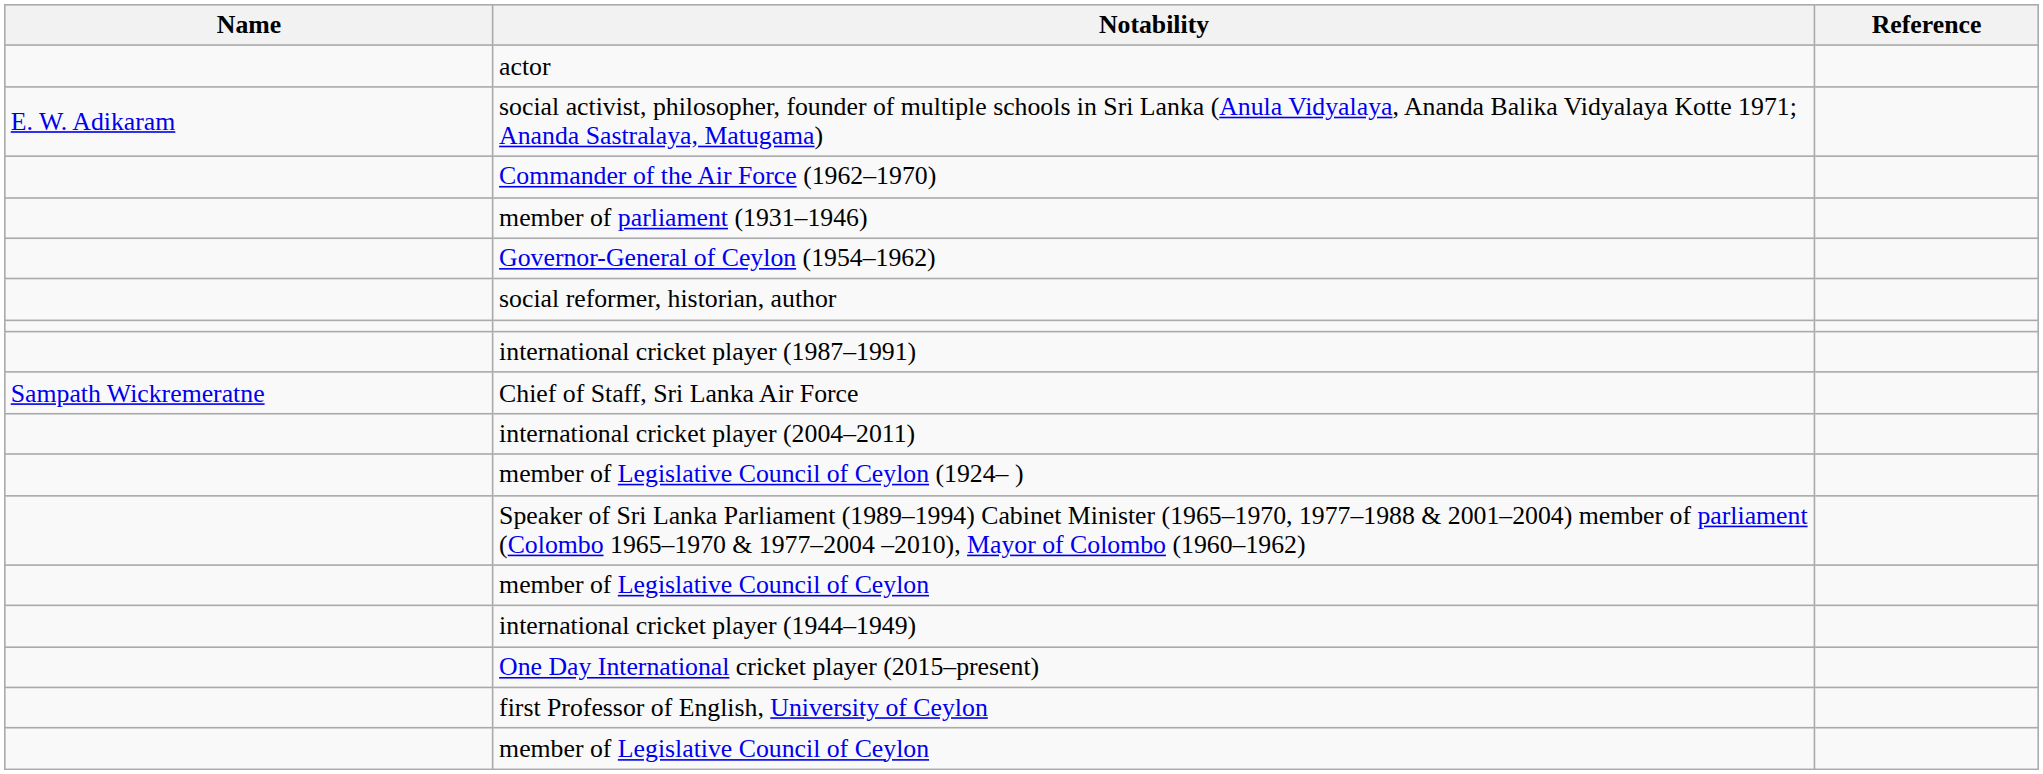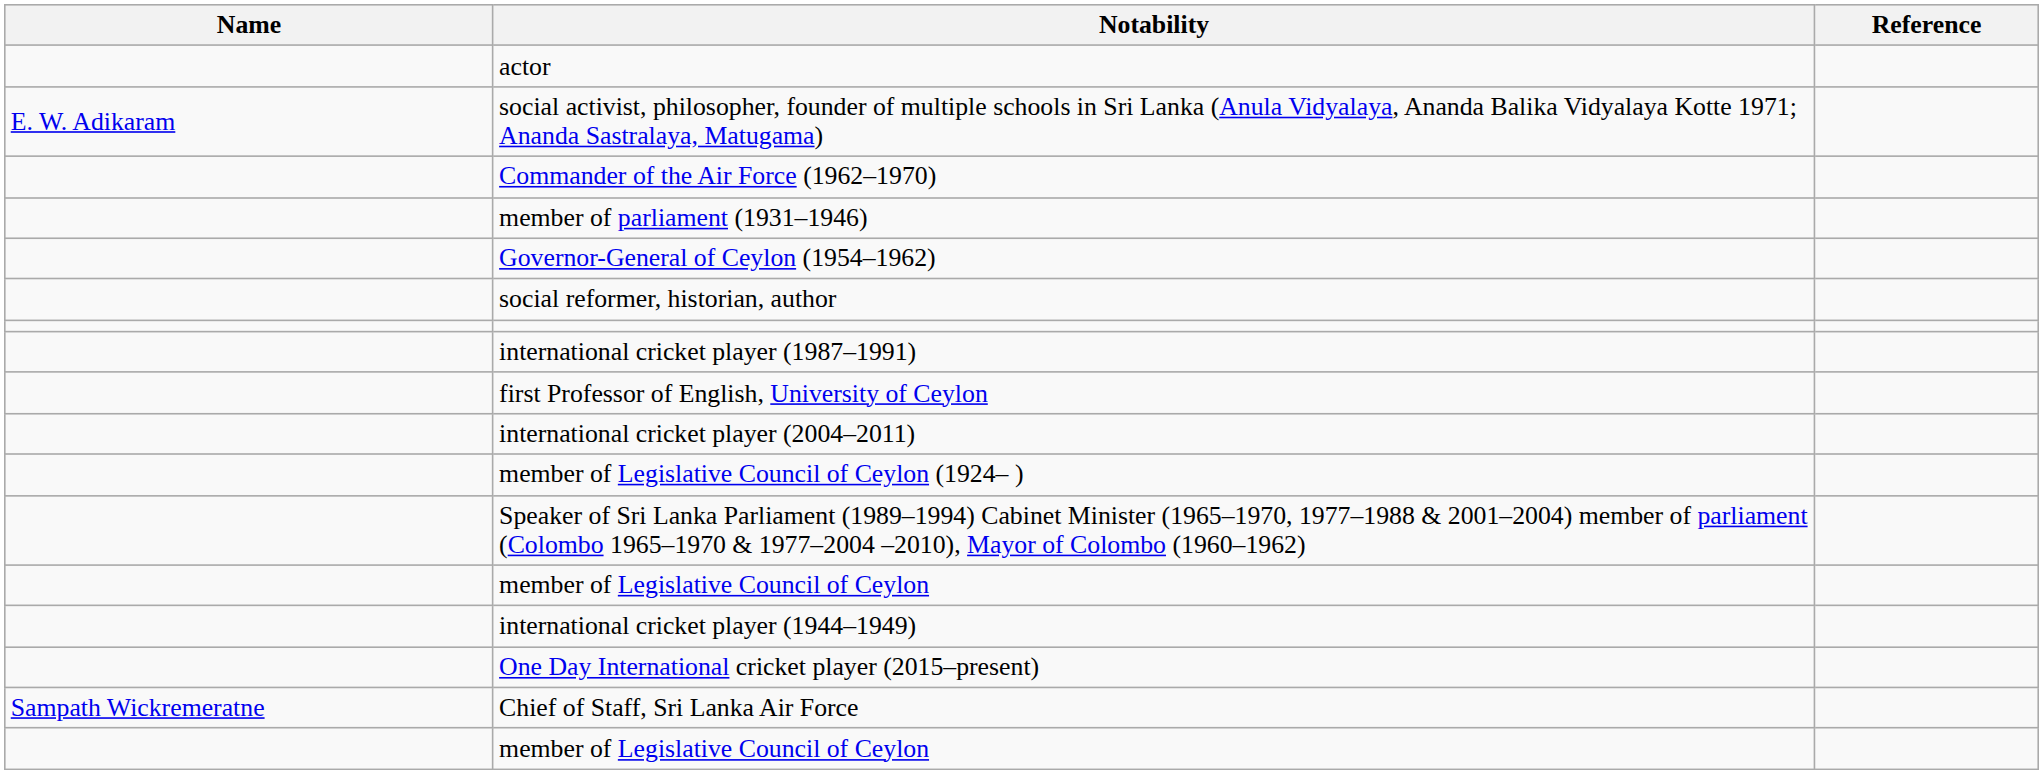rows swapped: (249, 708) <-> (138, 392)
